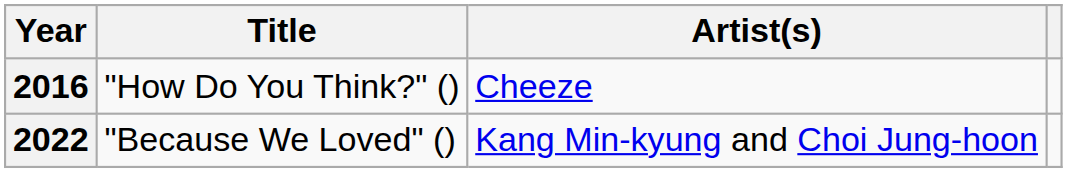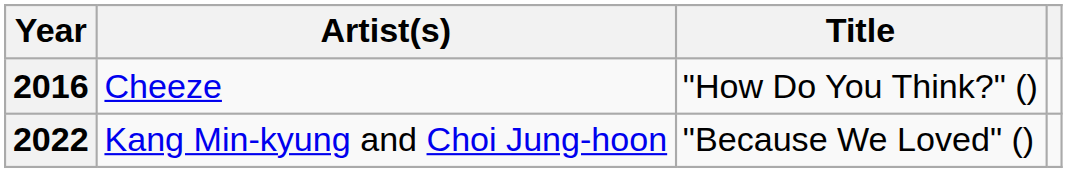columns swapped: (282, 31) <-> (757, 31)
